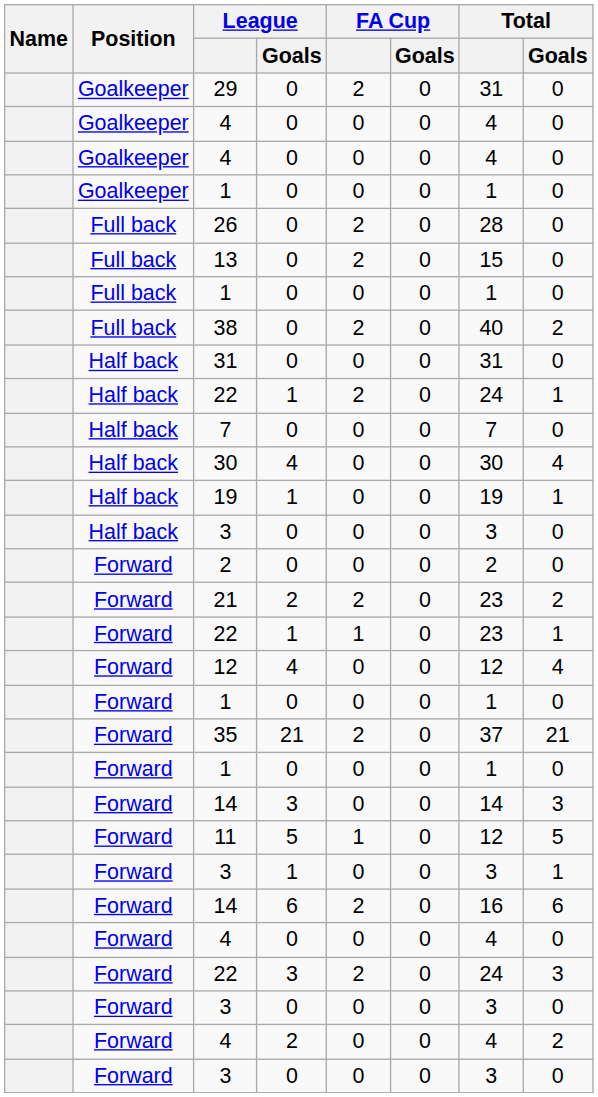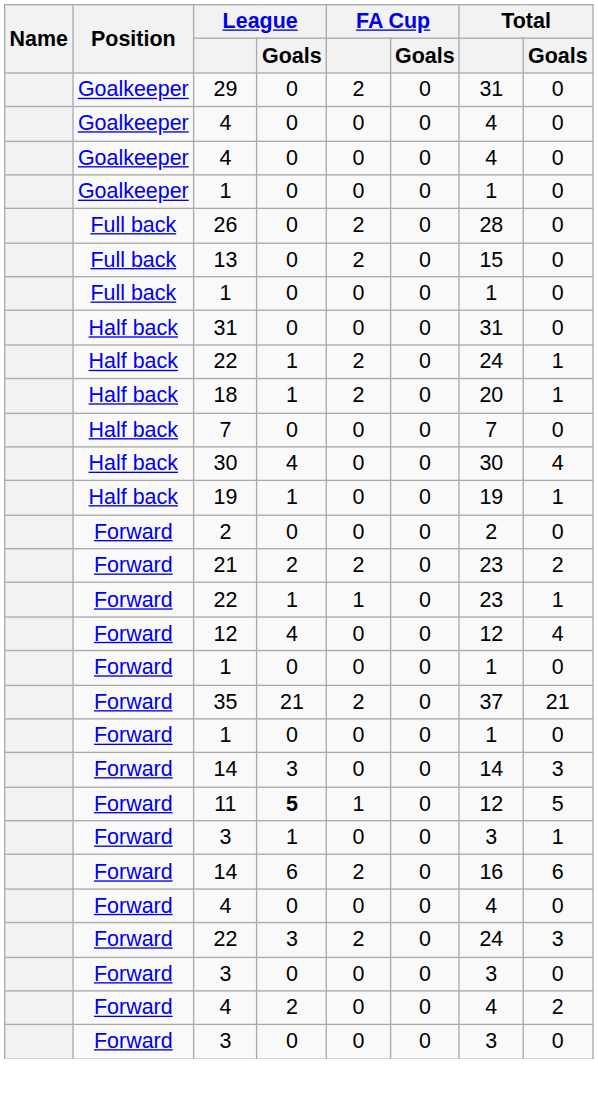- row: (133, 327)
+ row: (133, 395)
- row: (133, 531)
(292, 837) normal -> (292, 803) bold
